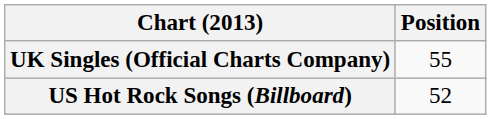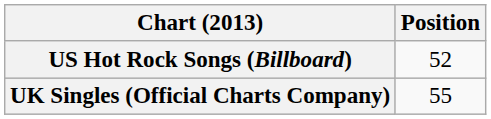rows swapped: (200, 59) <-> (200, 95)
